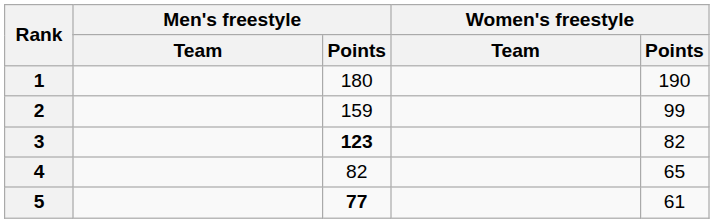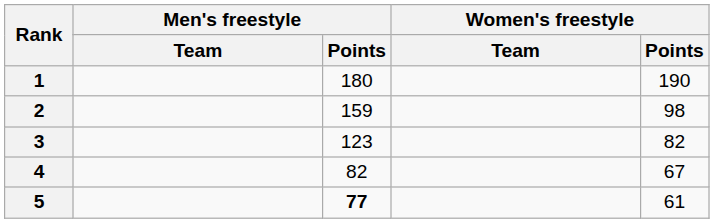(674, 111) 99 -> (674, 111) 98
(357, 141) bold -> (357, 141) normal
(674, 171) 65 -> (674, 171) 67
